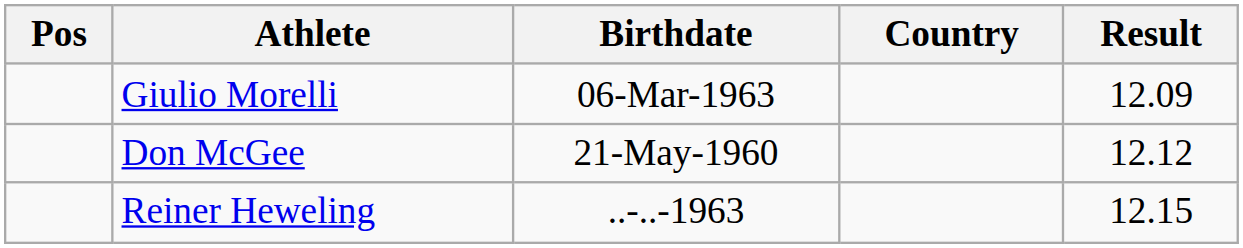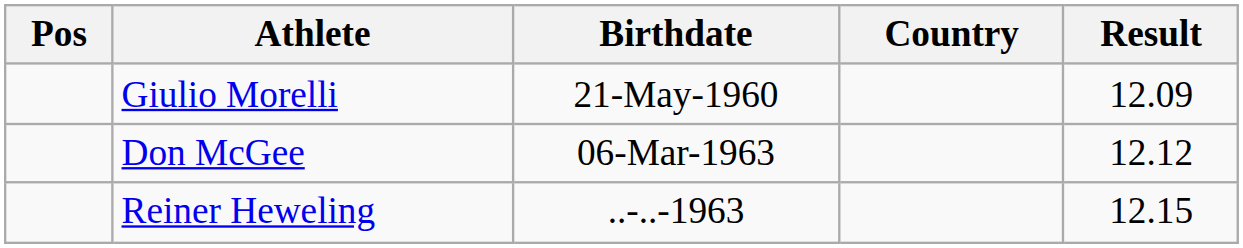(676, 93) 06-Mar-1963 -> (676, 93) 21-May-1960
(676, 152) 21-May-1960 -> (676, 152) 06-Mar-1963
